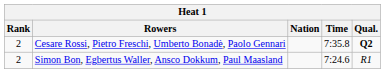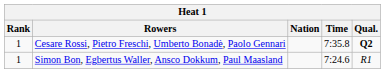(18, 44) 2 -> (18, 44) 1
(18, 60) 2 -> (18, 60) 1
